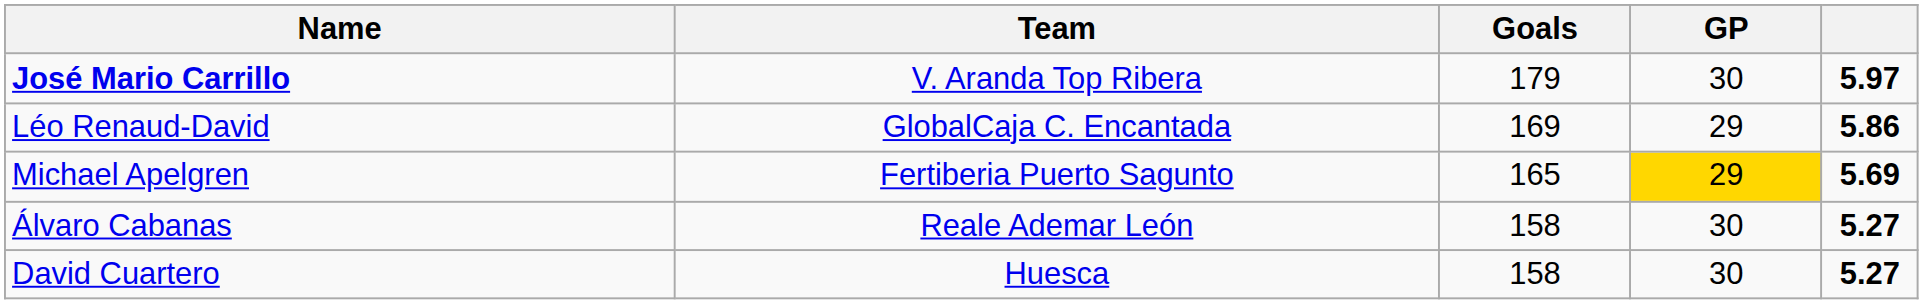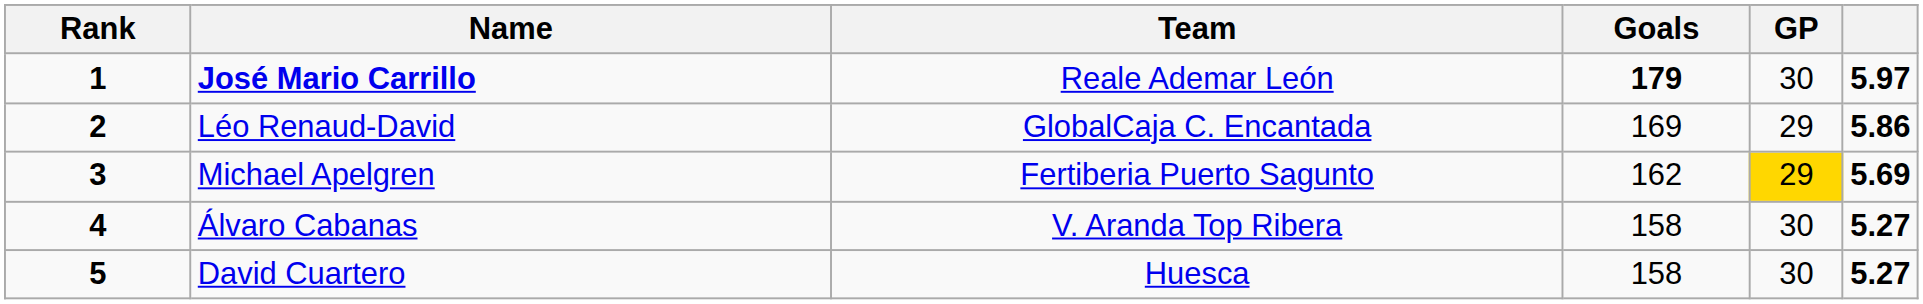+ column: (98, 28)
(1057, 77) V. Aranda Top Ribera -> (1197, 77) Reale Ademar León
(1535, 77) normal -> (1656, 77) bold
(1535, 175) 165 -> (1656, 175) 162
(1057, 224) Reale Ademar León -> (1197, 224) V. Aranda Top Ribera
